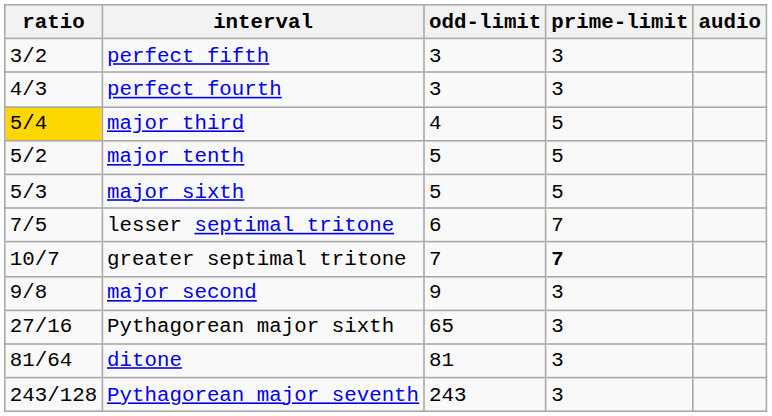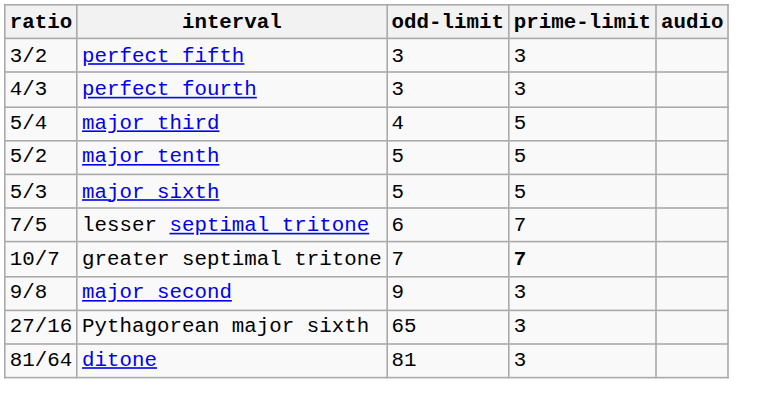(28, 123) gold background -> (28, 123) no background
- row: (263, 395)
